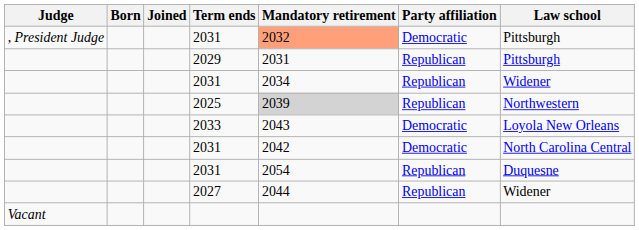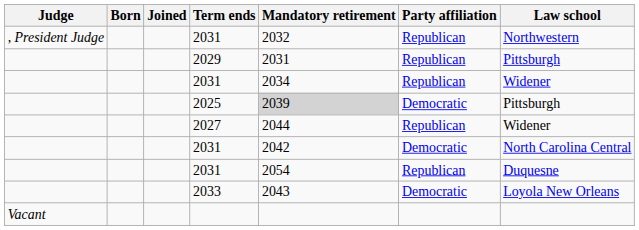(276, 37) lightsalmon background -> (276, 37) no background
(434, 37) Democratic -> (434, 37) Republican
(532, 37) Pittsburgh -> (541, 37) Northwestern
(434, 103) Republican -> (434, 103) Democratic
(541, 103) Northwestern -> (532, 103) Pittsburgh
rows swapped: (56, 192) <-> (56, 126)
